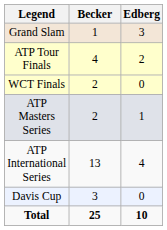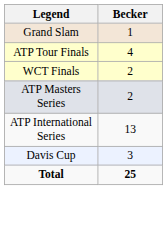- column: (142, 13)
